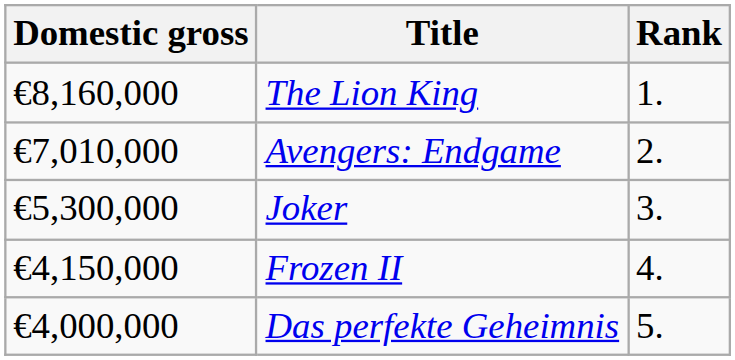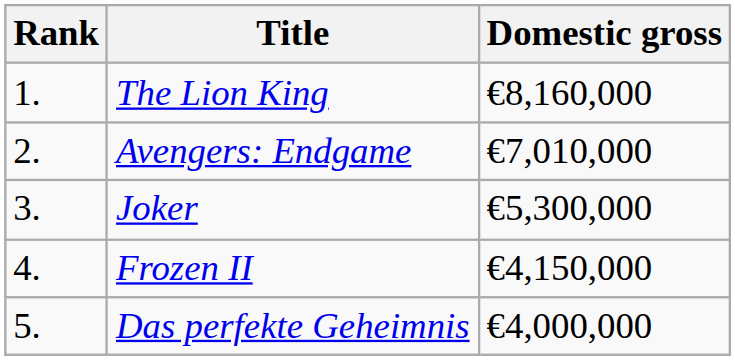columns swapped: (679, 33) <-> (131, 33)
